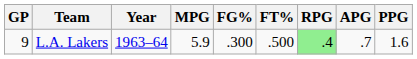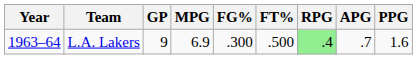columns swapped: (141, 17) <-> (18, 17)
(200, 41) 5.9 -> (200, 41) 6.9
